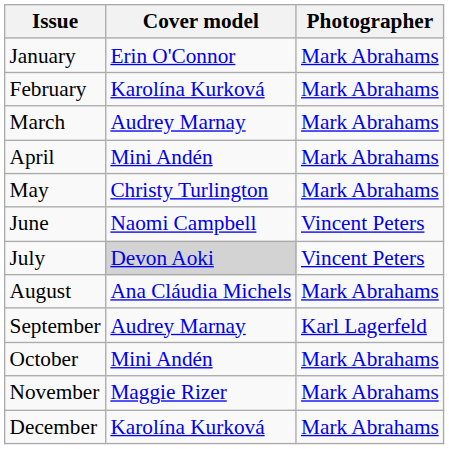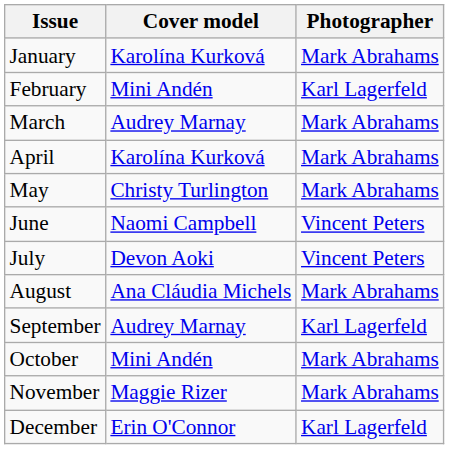(173, 55) Erin O'Connor -> (187, 55) Karolína Kurková
(187, 88) Karolína Kurková -> (162, 88) Mini Andén
(370, 88) Mark Abrahams -> (364, 88) Karl Lagerfeld
(162, 156) Mini Andén -> (187, 156) Karolína Kurková
(162, 257) lightgrey background -> (162, 257) no background
(187, 426) Karolína Kurková -> (173, 426) Erin O'Connor
(370, 426) Mark Abrahams -> (364, 426) Karl Lagerfeld
